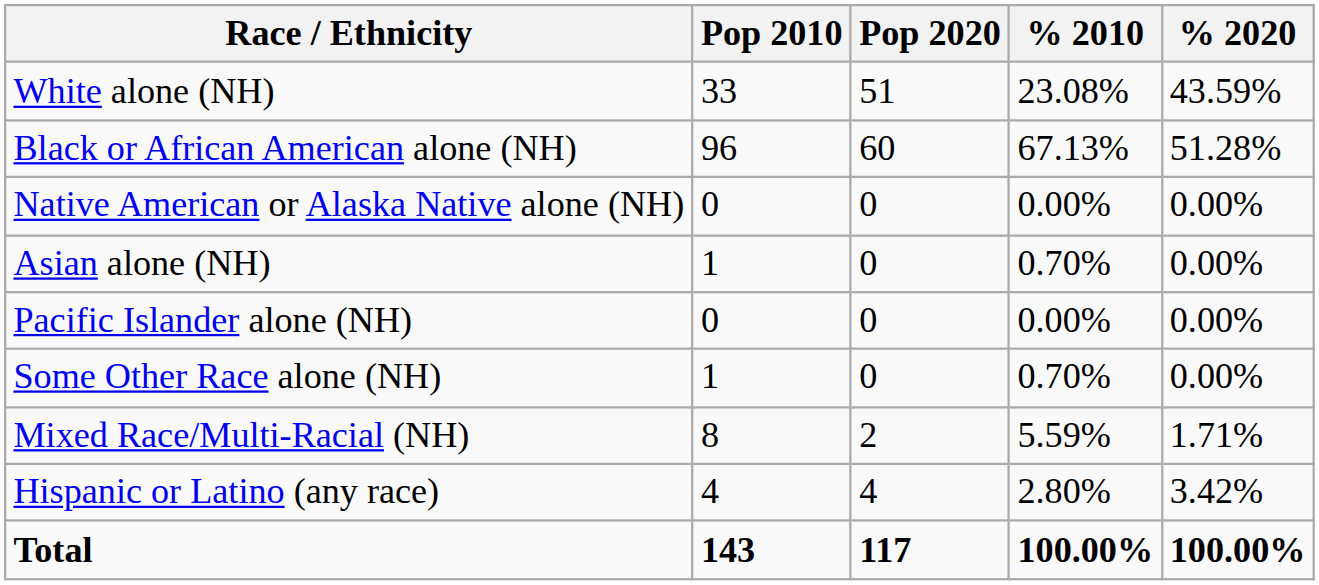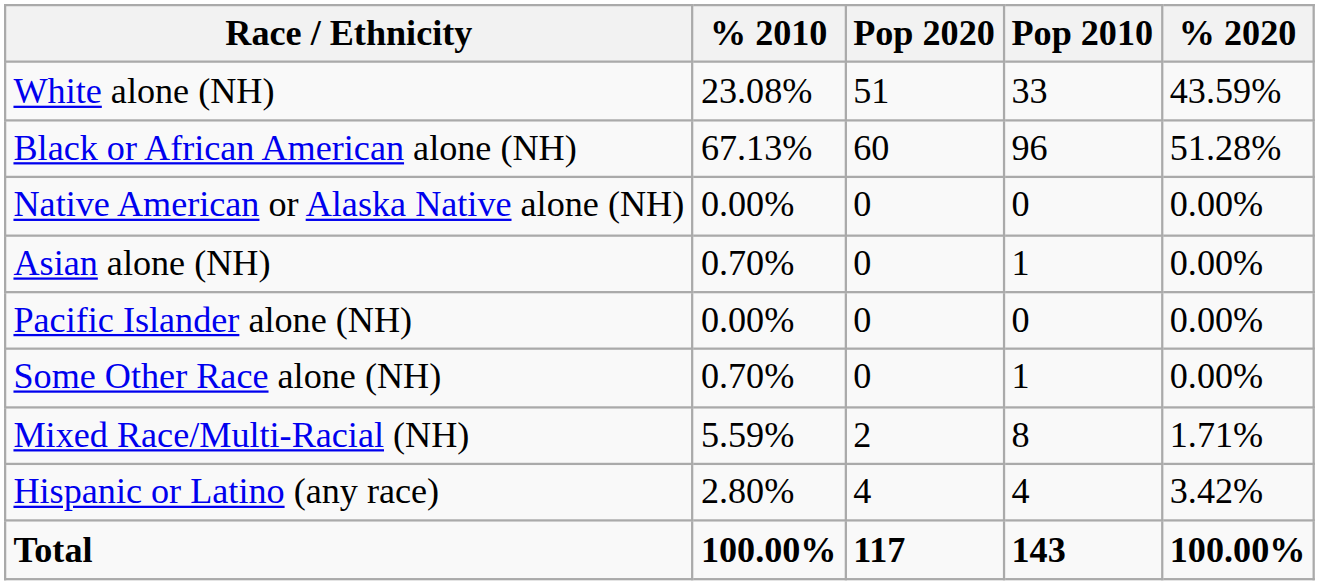columns swapped: (772, 33) <-> (1085, 33)
